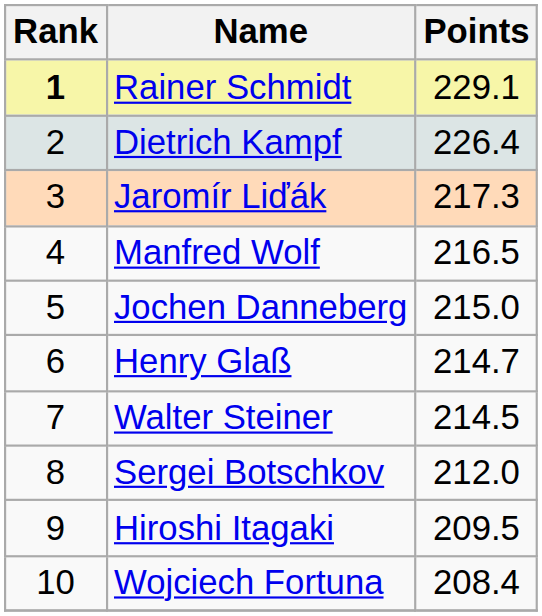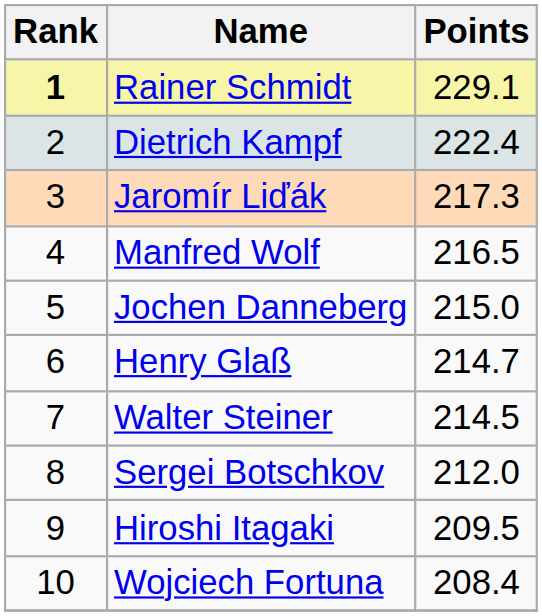(476, 142) 226.4 -> (476, 142) 222.4
